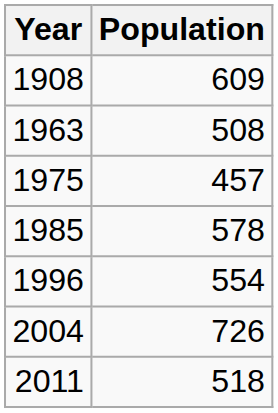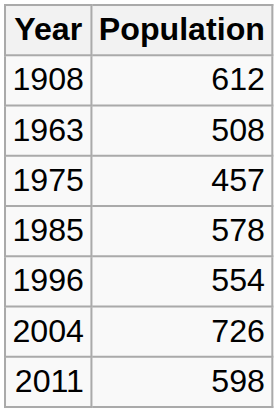(238, 80) 609 -> (238, 80) 612
(238, 381) 518 -> (238, 381) 598
